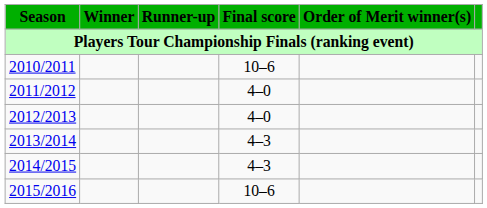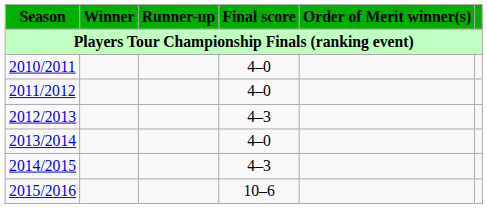(259, 66) 10–6 -> (259, 66) 4–0
(259, 116) 4–0 -> (259, 116) 4–3
(259, 141) 4–3 -> (259, 141) 4–0
